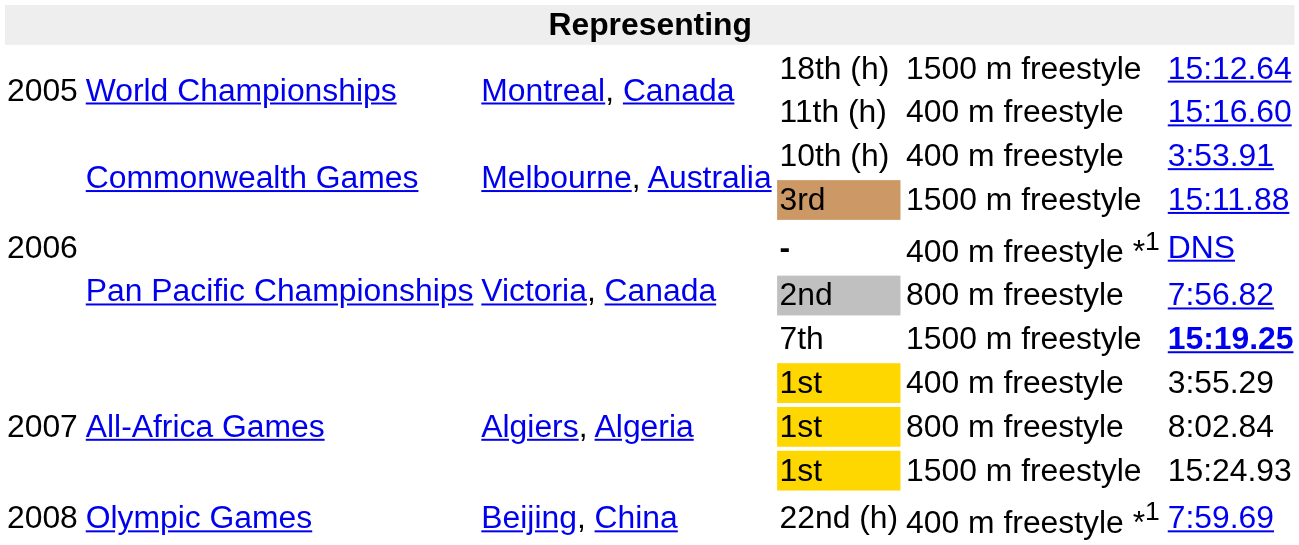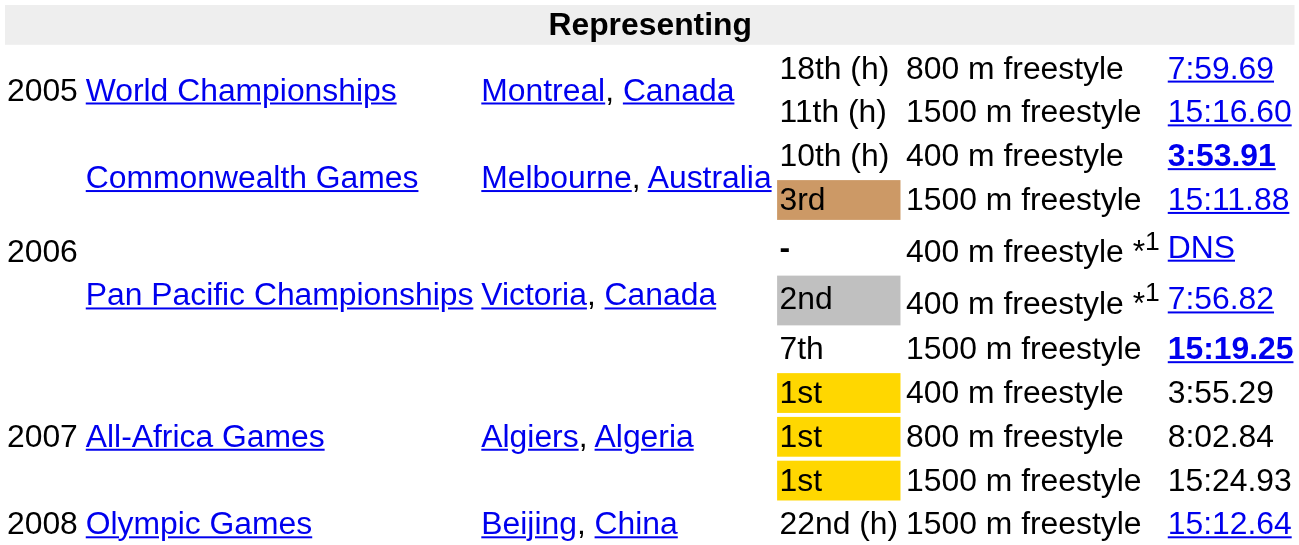(1024, 68) 1500 m freestyle -> (1015, 68) 800 m freestyle
(1230, 68) 15:12.64 -> (1221, 68) 7:59.69
(1015, 111) 400 m freestyle -> (1024, 111) 1500 m freestyle
(1221, 155) normal -> (1222, 155) bold
(1015, 295) 800 m freestyle -> (1033, 299) 400 m freestyle *1
(1033, 518) 400 m freestyle *1 -> (1024, 523) 1500 m freestyle
(1221, 518) 7:59.69 -> (1230, 523) 15:12.64
